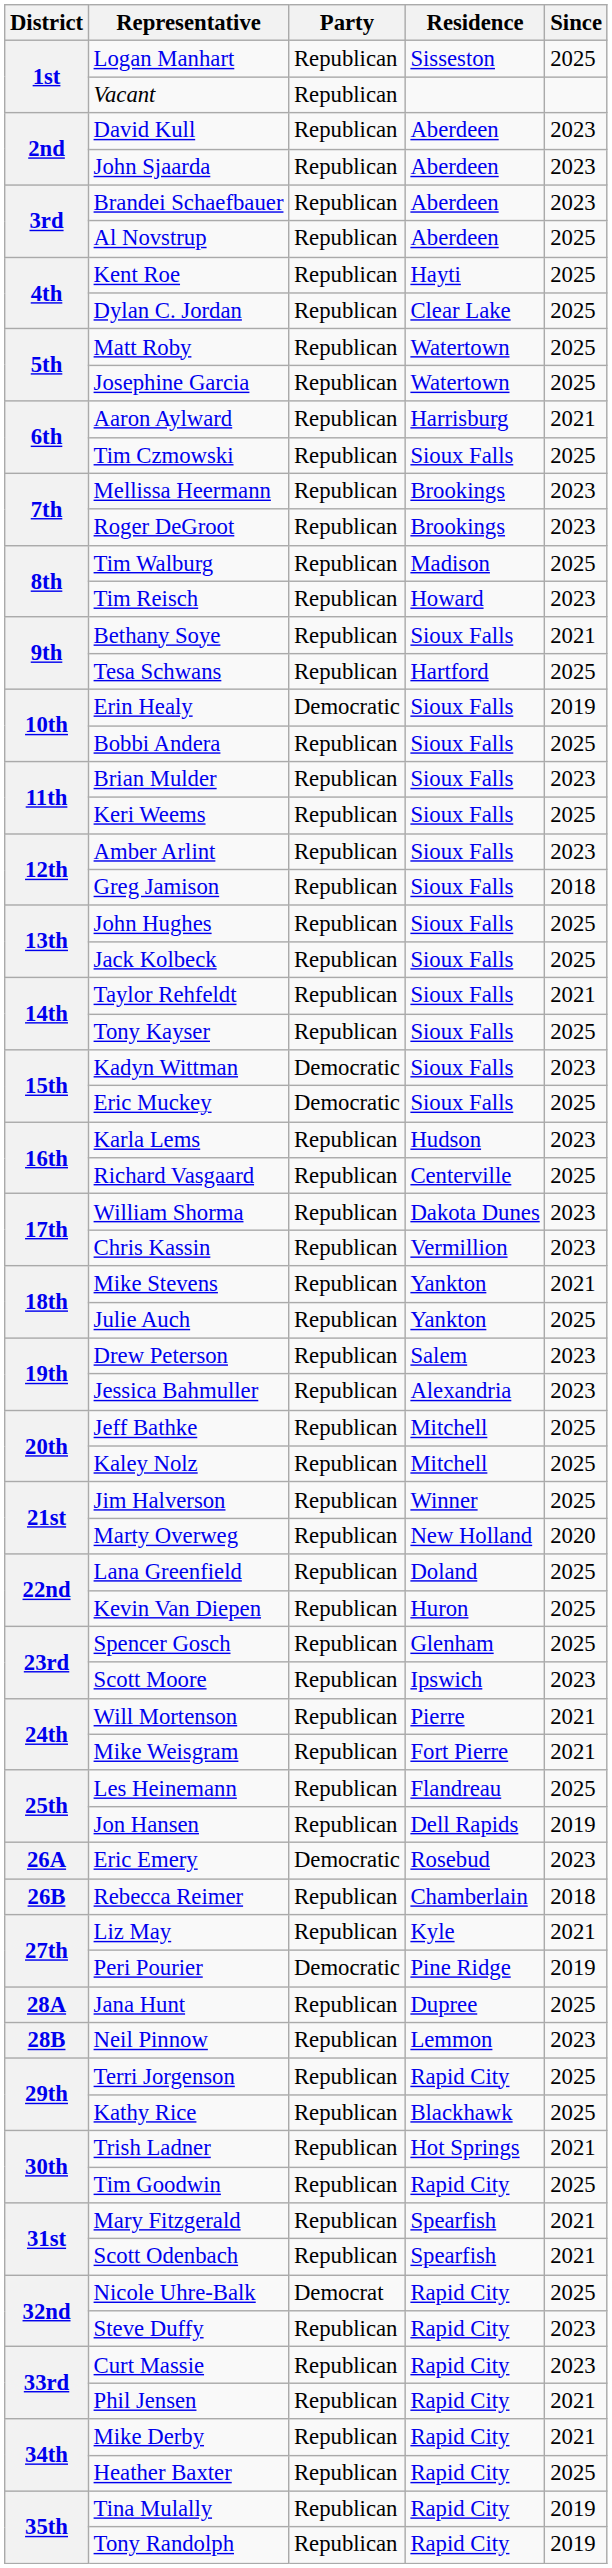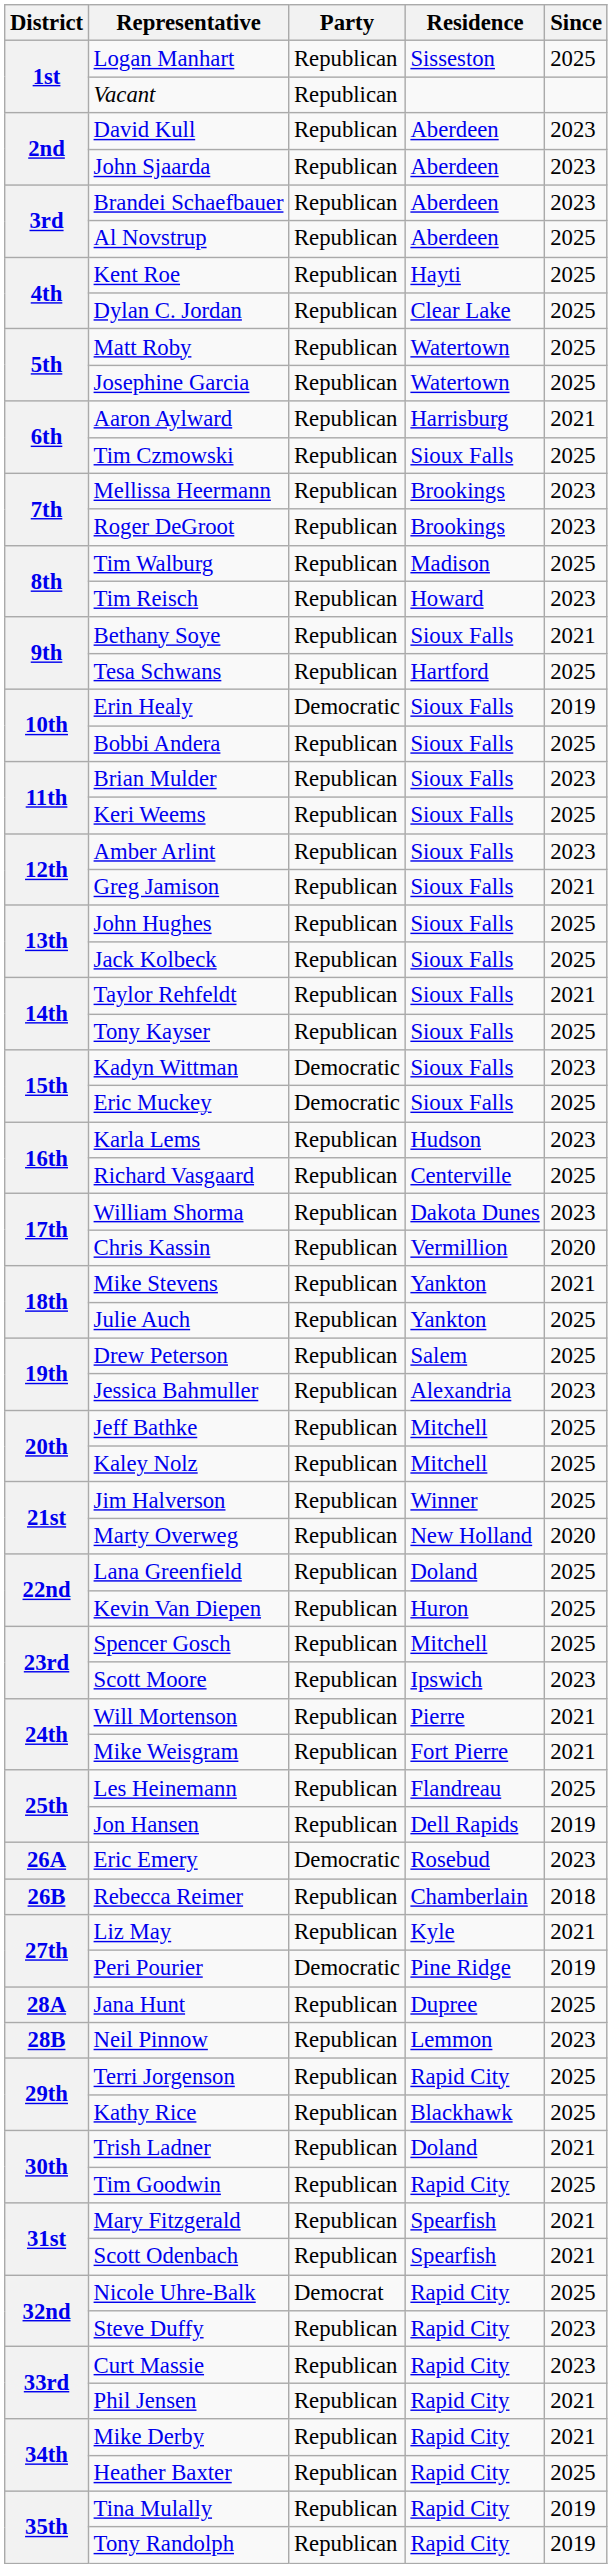(573, 887) 2018 -> (573, 887) 2021
(573, 1247) 2023 -> (573, 1247) 2020
(573, 1355) 2023 -> (573, 1355) 2025
(452, 1643) Glenham -> (449, 1643) Mitchell
(465, 2148) Hot Springs -> (444, 2148) Doland
